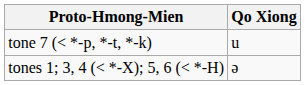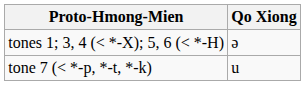rows swapped: (80, 42) <-> (116, 67)
